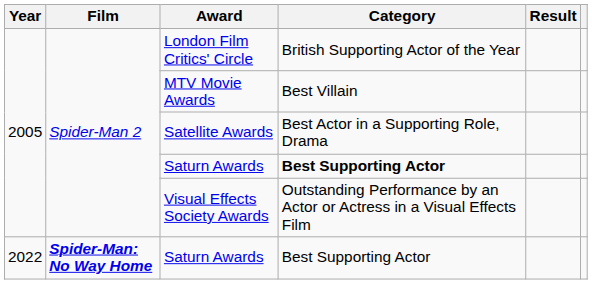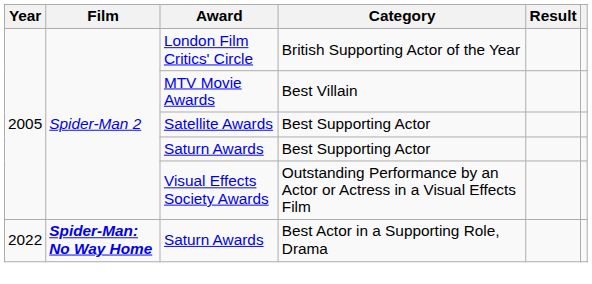(391, 132) Best Actor in a Supporting Role, Drama -> (356, 124) Best Supporting Actor
(363, 165) bold -> (356, 148) normal
(356, 257) Best Supporting Actor -> (391, 240) Best Actor in a Supporting Role, Drama
